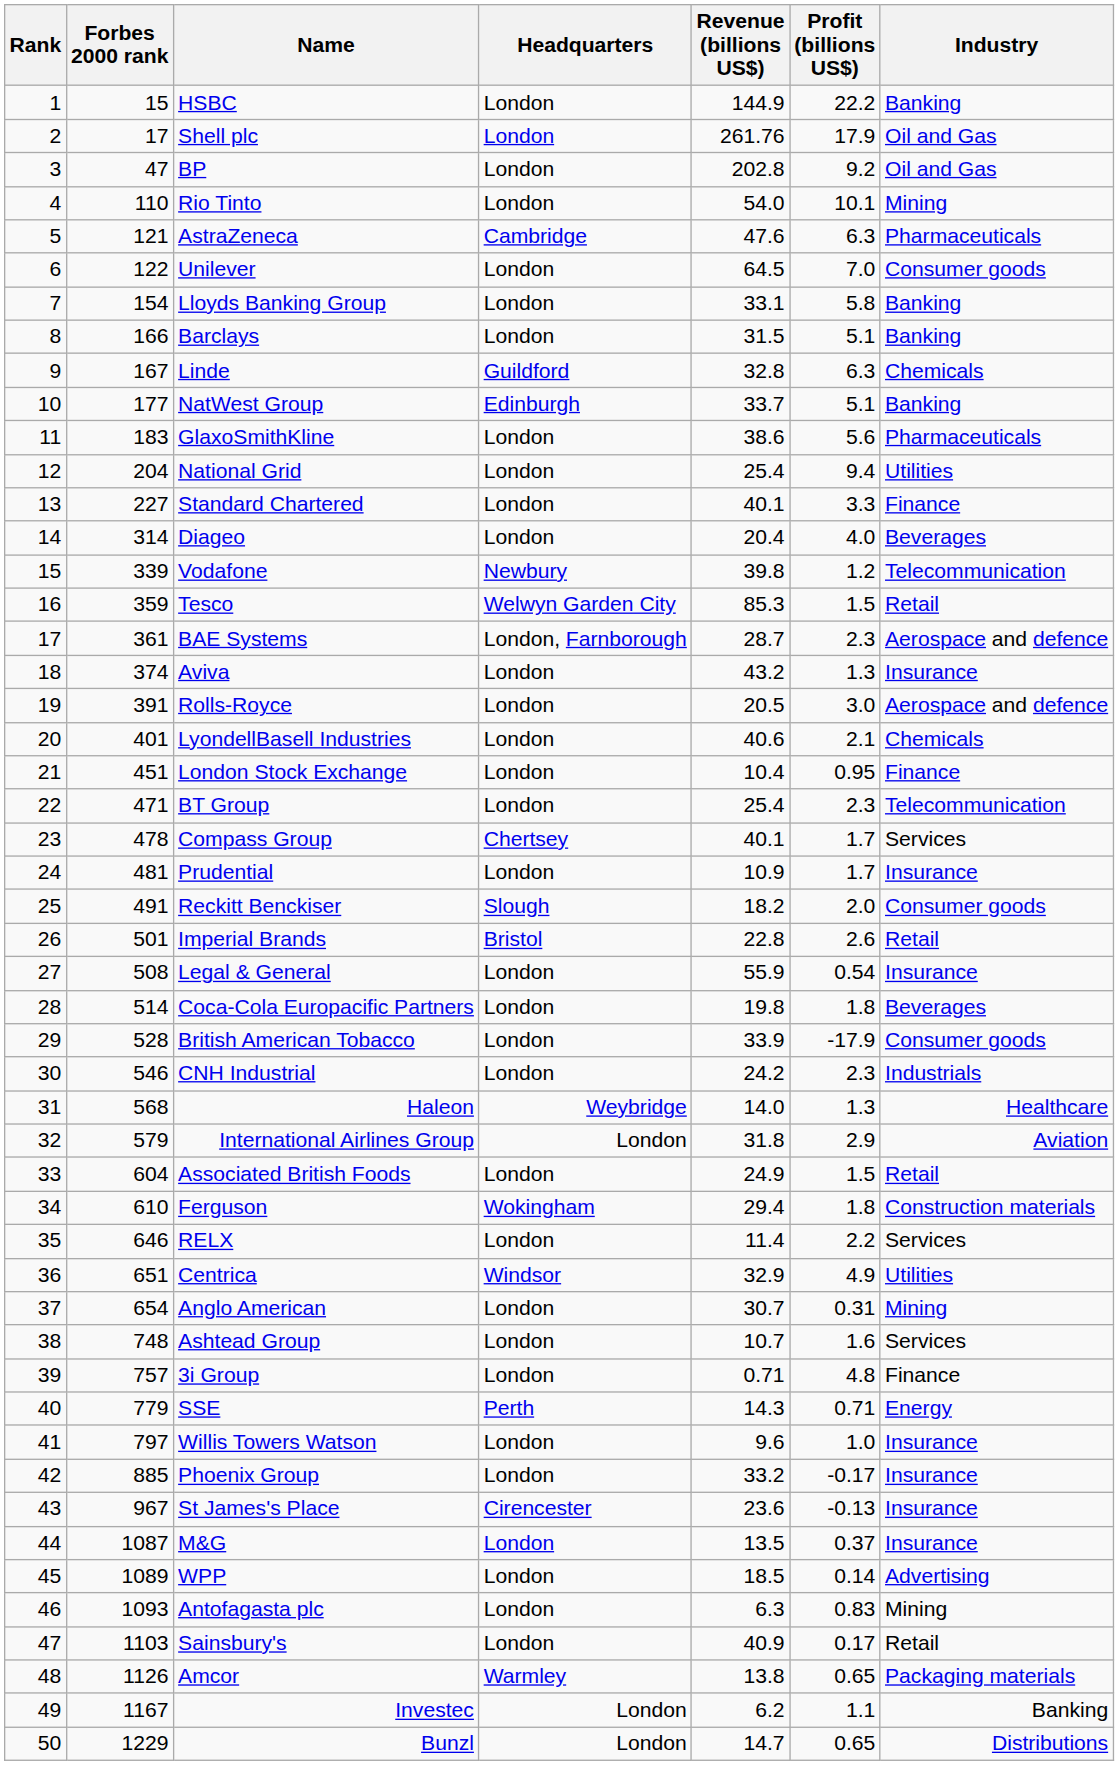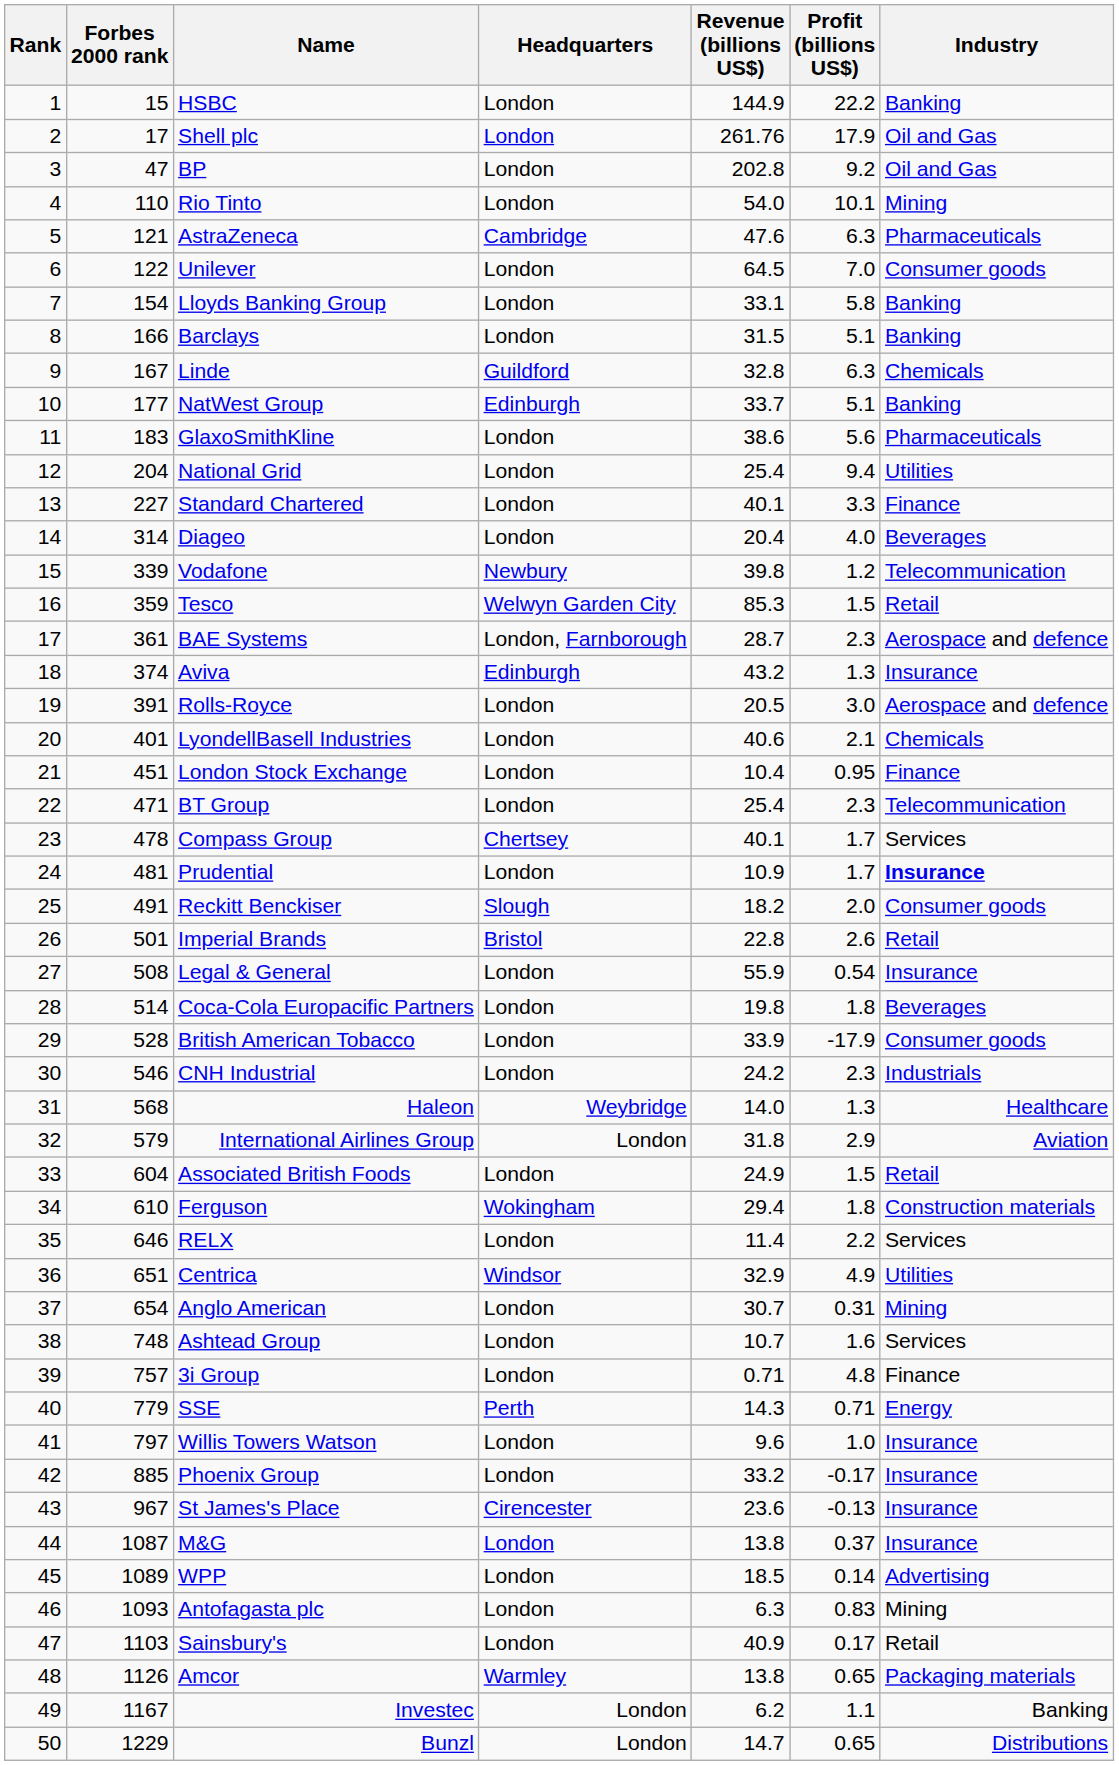(519, 671) London -> (532, 671) Edinburgh
(931, 872) normal -> (935, 872) bold
(764, 1542) 13.5 -> (764, 1542) 13.8
